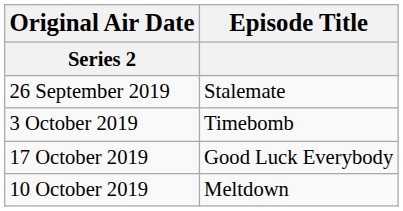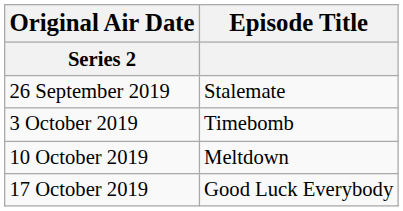rows swapped: (79, 189) <-> (79, 156)
